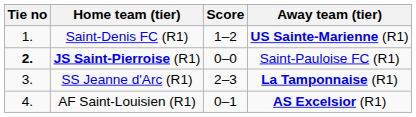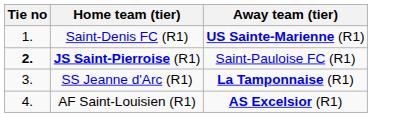- column: (225, 15)
